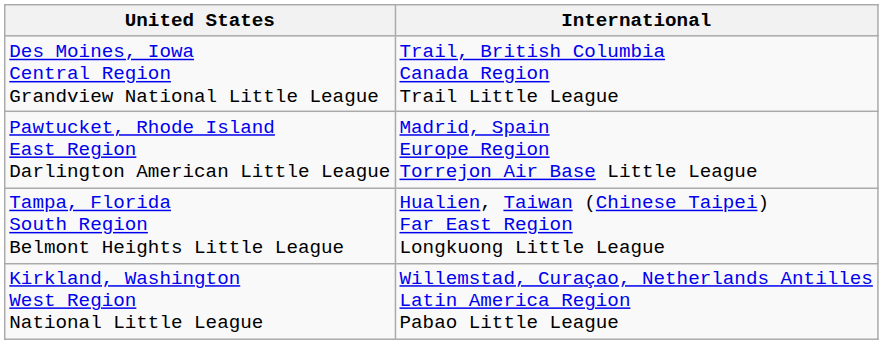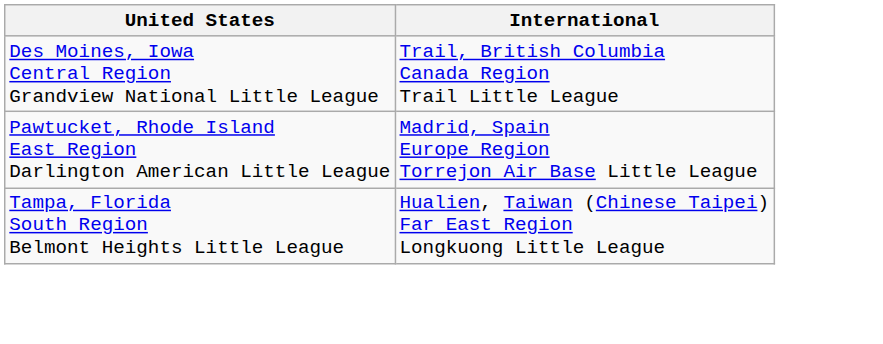- row: (136, 301)
